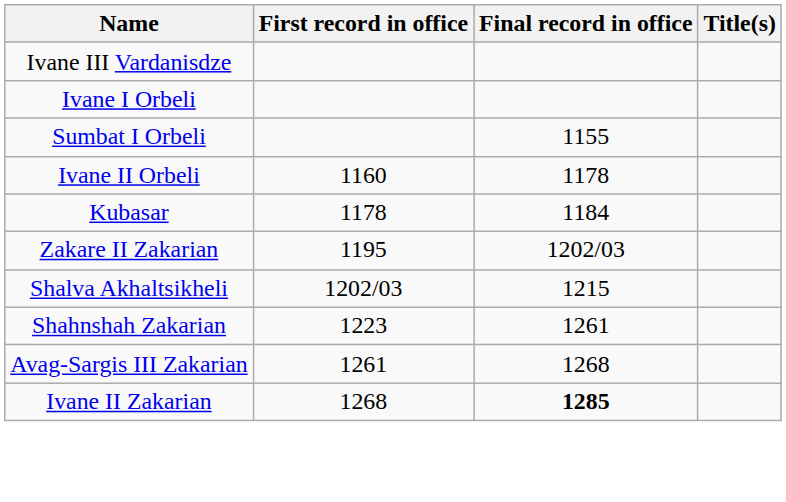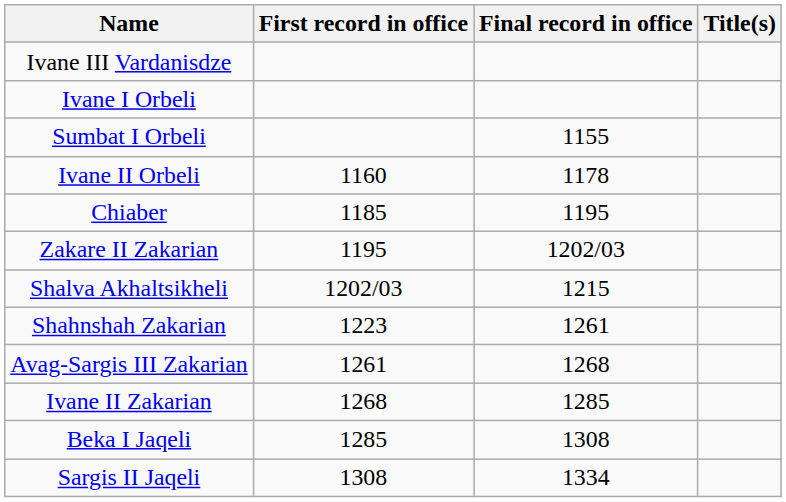- row: (129, 212)
+ row: (129, 212)
(586, 401) bold -> (586, 401) normal
+ row: (129, 439)
+ row: (129, 477)
